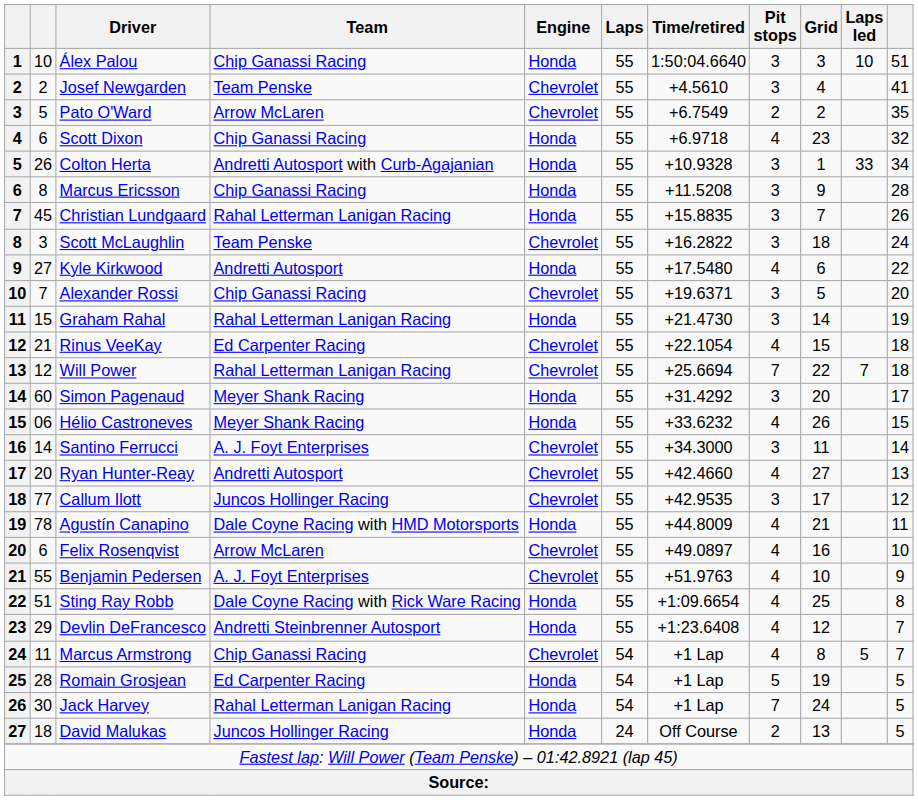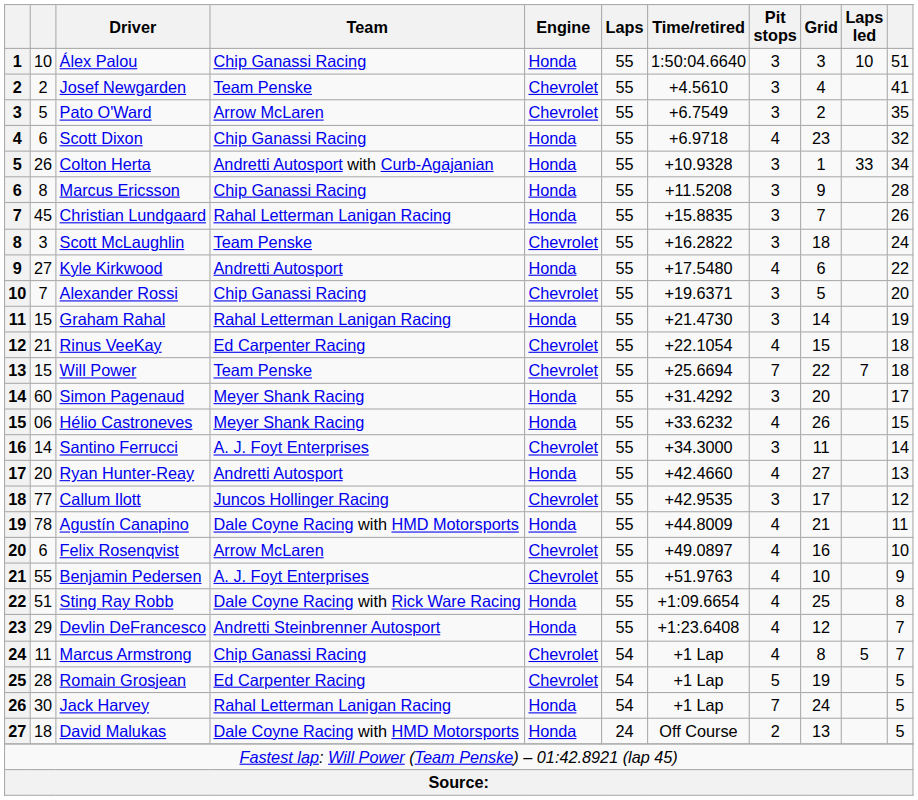(775, 113) 2 -> (775, 113) 3
(43, 370) 12 -> (43, 370) 15
(332, 370) Rahal Letterman Lanigan Racing -> (263, 370) Team Penske
(563, 473) Chevrolet -> (552, 473) Honda
(552, 679) Honda -> (563, 679) Chevrolet
(301, 731) Juncos Hollinger Racing -> (366, 731) Dale Coyne Racing with HMD Motorsports
